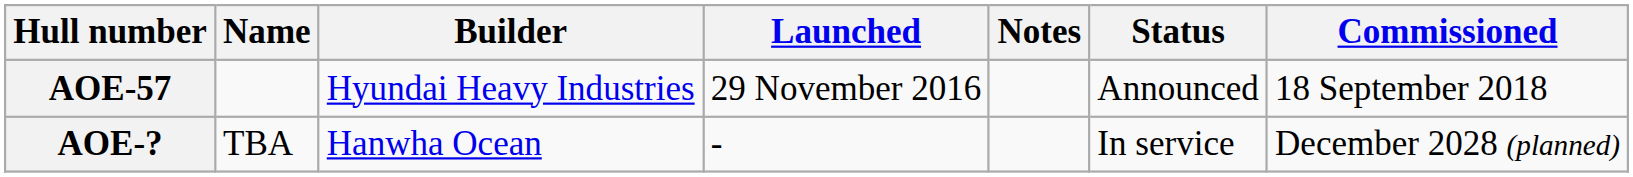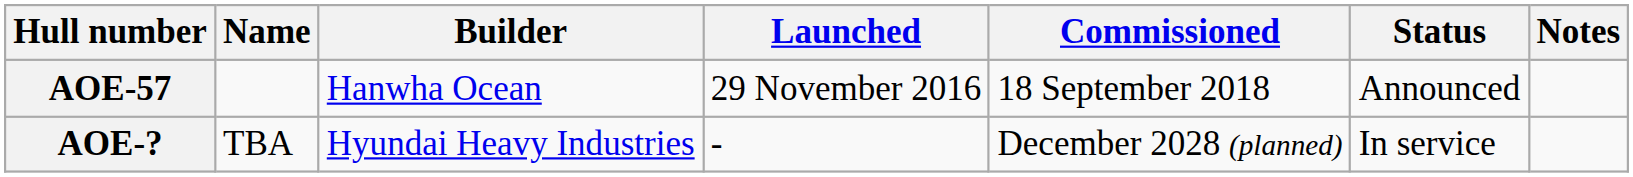columns swapped: (1448, 32) <-> (1039, 32)
(511, 87) Hyundai Heavy Industries -> (434, 87) Hanwha Ocean
(434, 143) Hanwha Ocean -> (511, 143) Hyundai Heavy Industries
